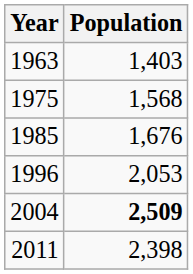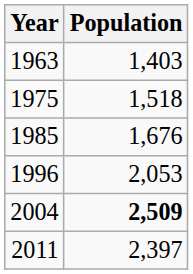(155, 99) 1,568 -> (155, 99) 1,518
(155, 249) 2,398 -> (155, 249) 2,397
